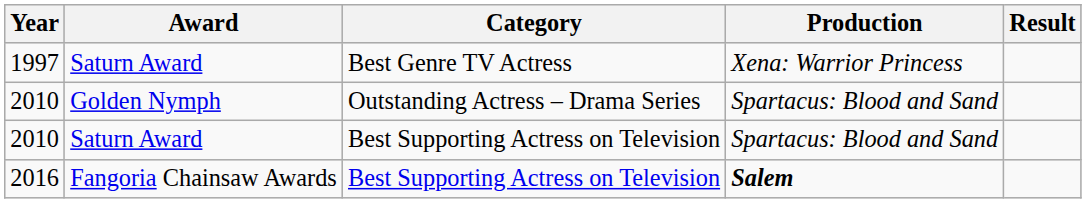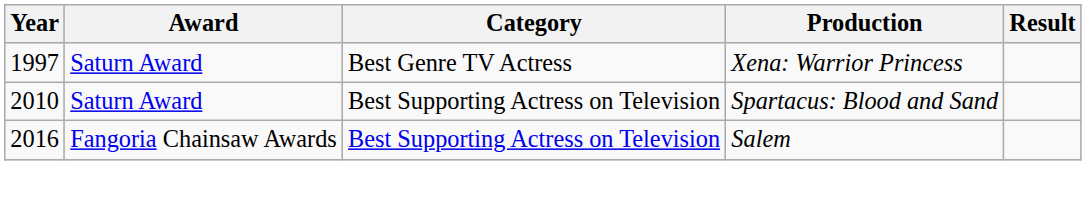- row: (35, 100)
(762, 178) bold -> (761, 139) normal
